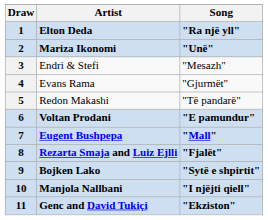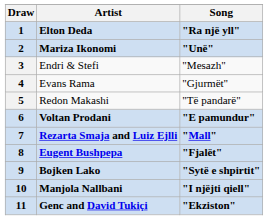(81, 135) Eugent Bushpepa -> (108, 135) Rezarta Smaja and Luiz Ejlli
(108, 153) Rezarta Smaja and Luiz Ejlli -> (81, 153) Eugent Bushpepa
